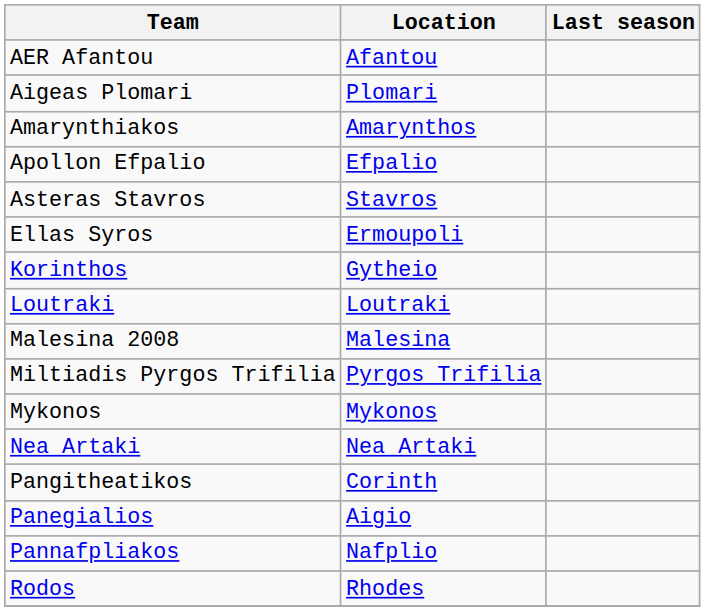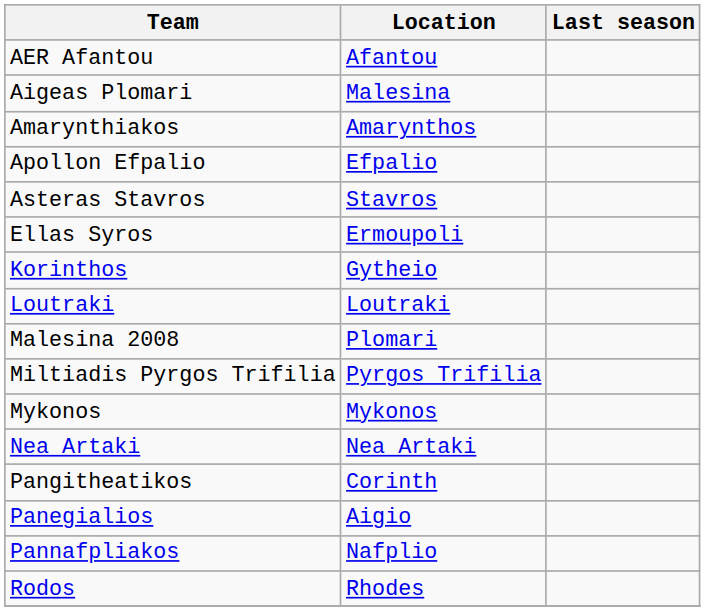(392, 93) Plomari -> (398, 93) Malesina
(398, 341) Malesina -> (392, 341) Plomari
